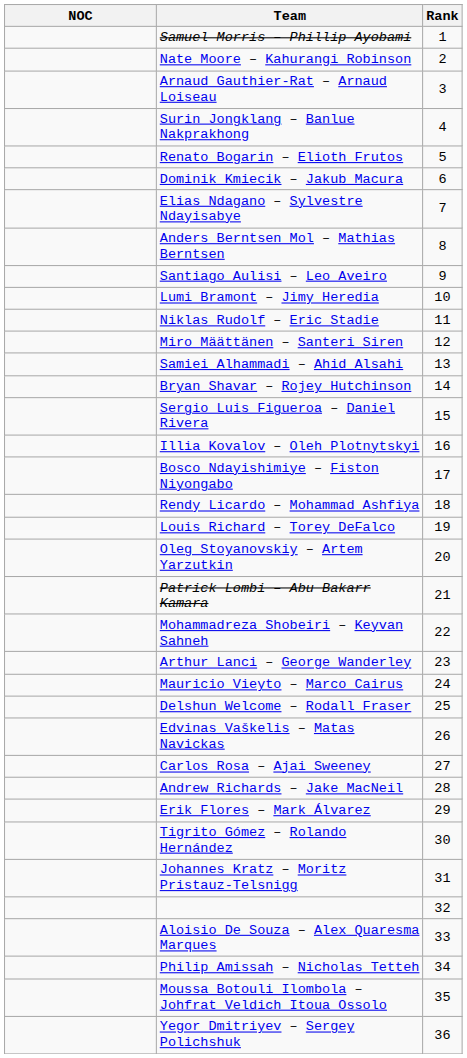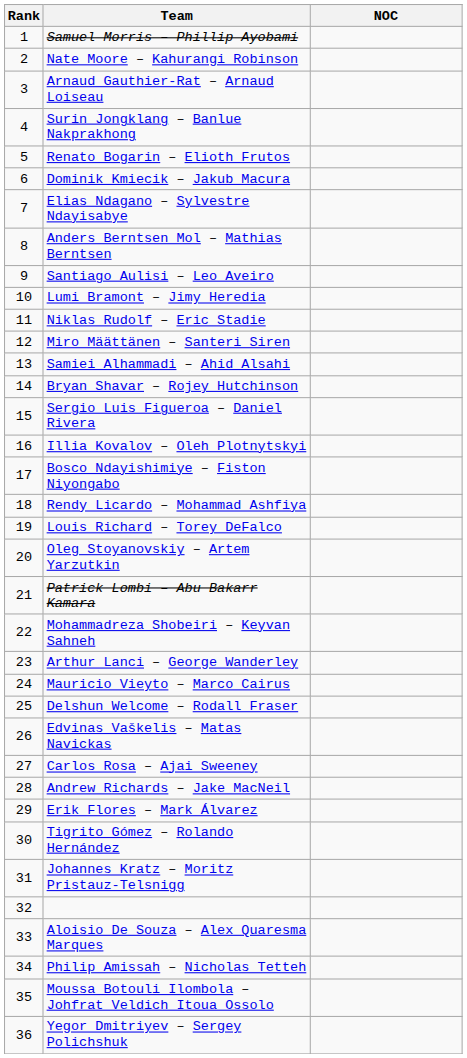columns swapped: (442, 16) <-> (81, 16)
